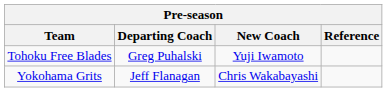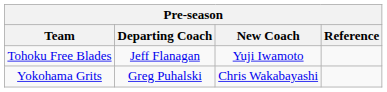(165, 55) Greg Puhalski -> (165, 55) Jeff Flanagan
(165, 76) Jeff Flanagan -> (165, 76) Greg Puhalski
